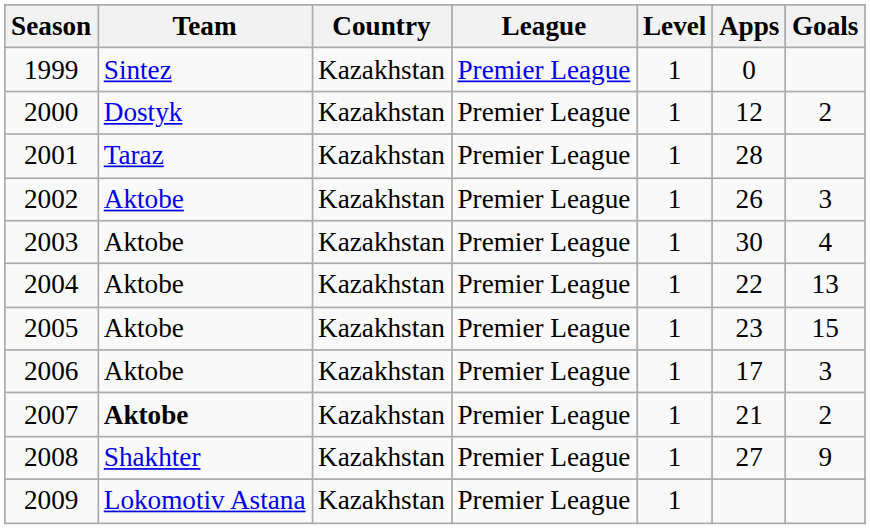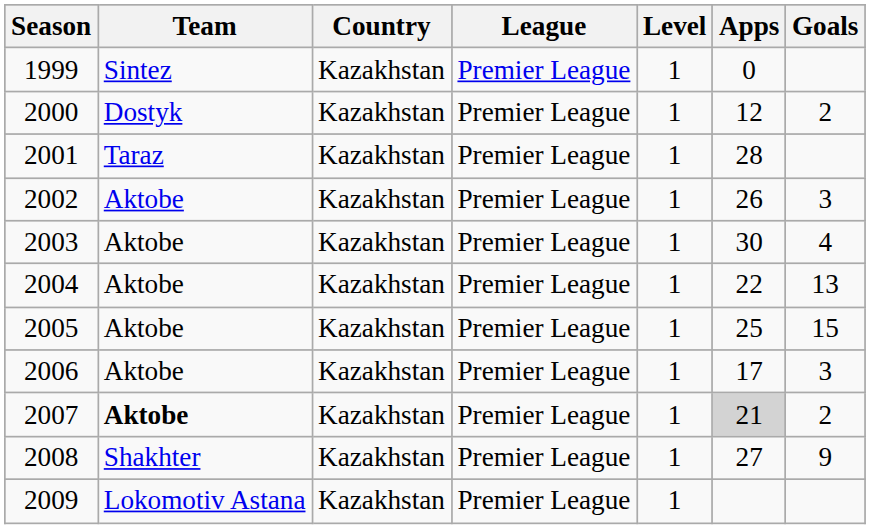(749, 328) 23 -> (749, 328) 25
(749, 414) no background -> (749, 414) lightgrey background
